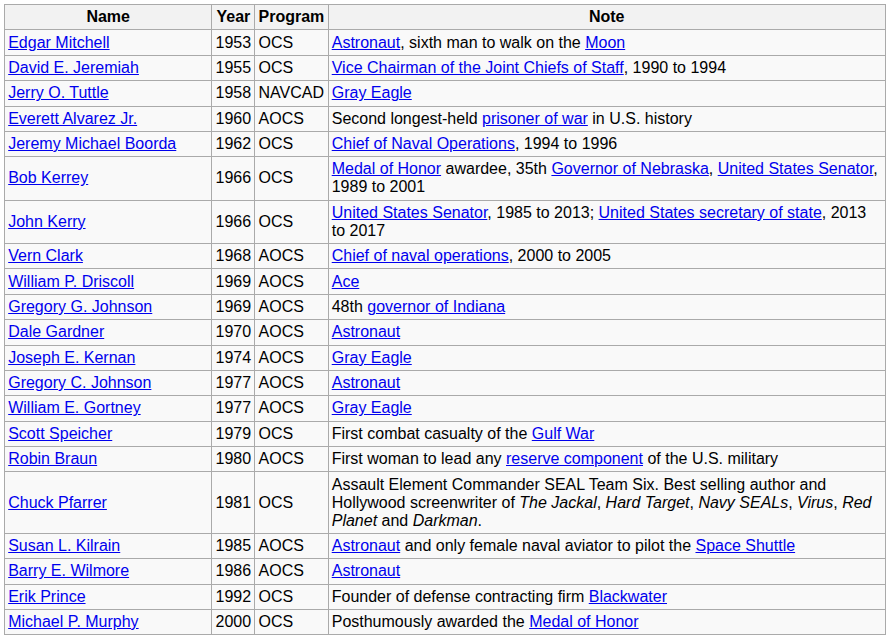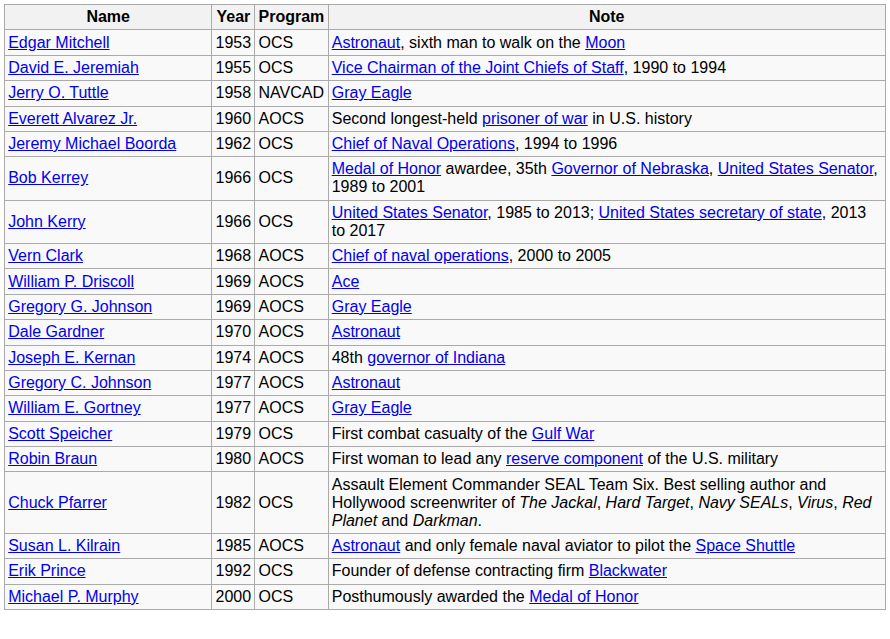(418, 306) 48th governor of Indiana -> (372, 306) Gray Eagle
(372, 357) Gray Eagle -> (418, 357) 48th governor of Indiana
(233, 502) 1981 -> (233, 502) 1982
- row: (69, 571)
